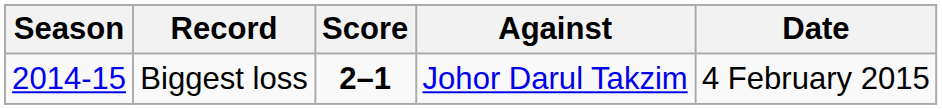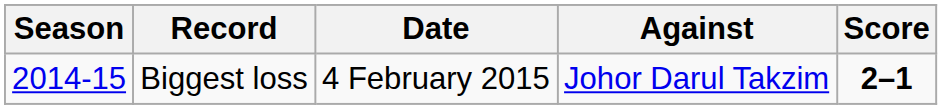columns swapped: (365, 29) <-> (816, 29)
